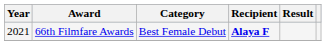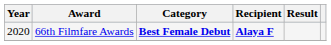(18, 31) 2021 -> (18, 31) 2020
(182, 31) normal -> (185, 31) bold
